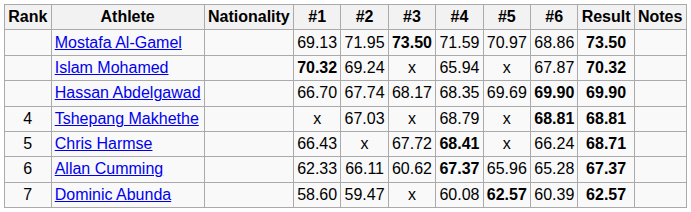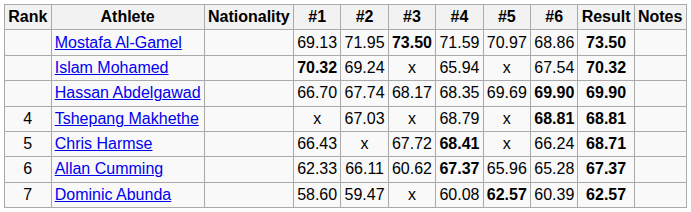(554, 67) 67.87 -> (554, 67) 67.54
